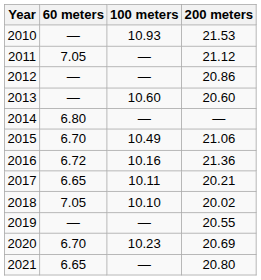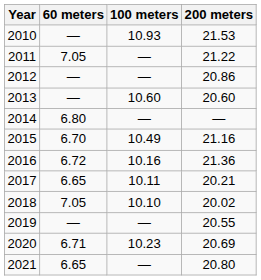(219, 56) 21.12 -> (219, 56) 21.22
(219, 139) 21.06 -> (219, 139) 21.16
(73, 243) 6.70 -> (73, 243) 6.71
